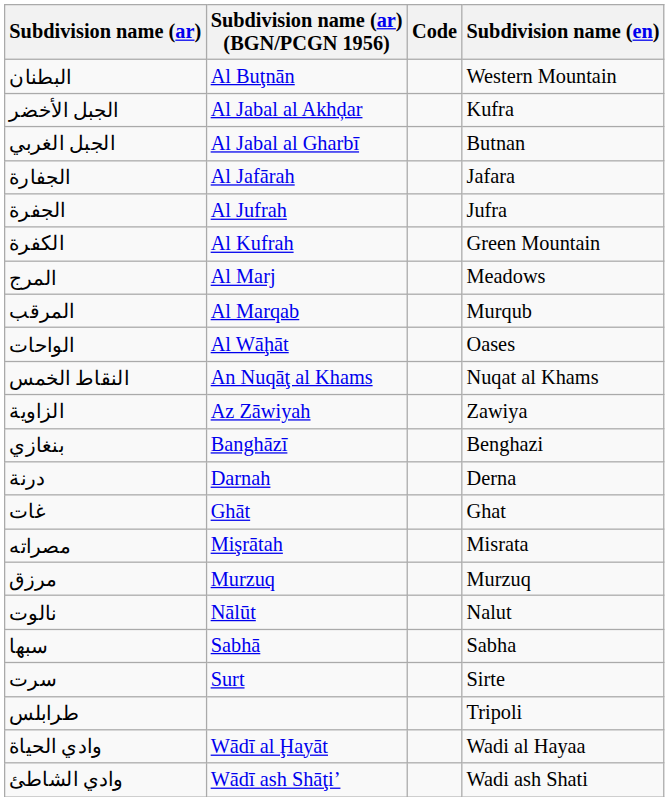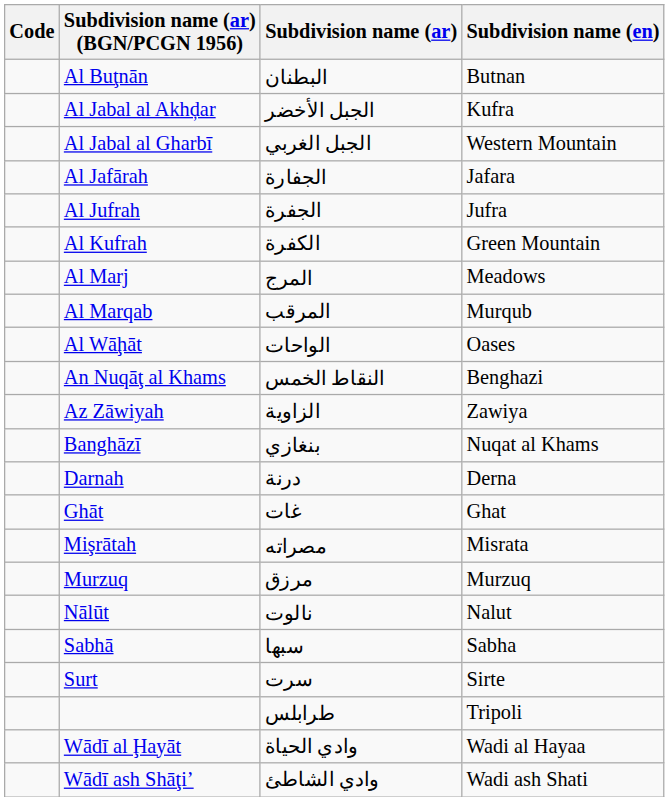columns swapped: (435, 32) <-> (105, 32)
(542, 76) Western Mountain -> (496, 76) Butnan
(496, 143) Butnan -> (542, 143) Western Mountain
(533, 377) Nuqat al Khams -> (505, 377) Benghazi
(505, 444) Benghazi -> (533, 444) Nuqat al Khams
